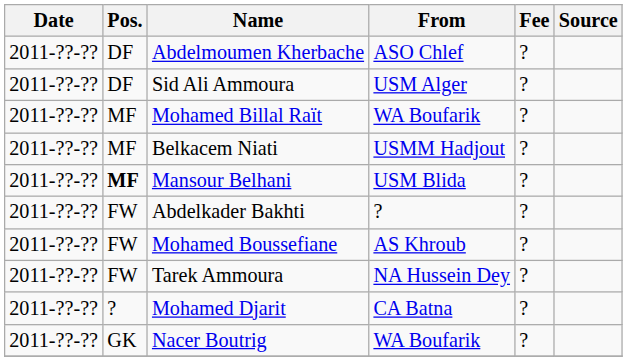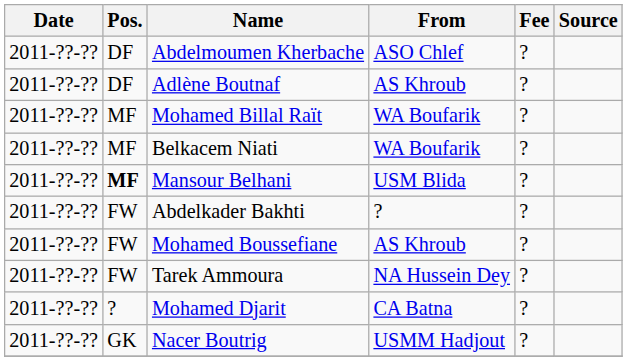+ row: (216, 84)
- row: (223, 84)
(439, 148) USMM Hadjout -> (427, 148) WA Boufarik
(427, 340) WA Boufarik -> (439, 340) USMM Hadjout
